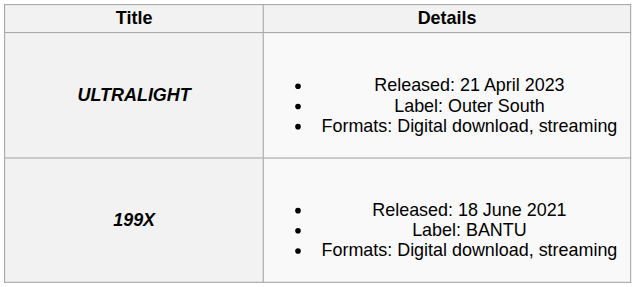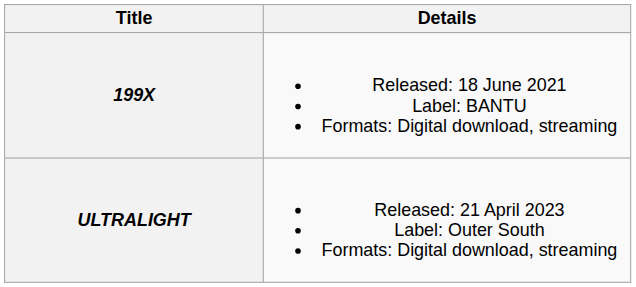rows swapped: (134, 220) <-> (134, 95)
